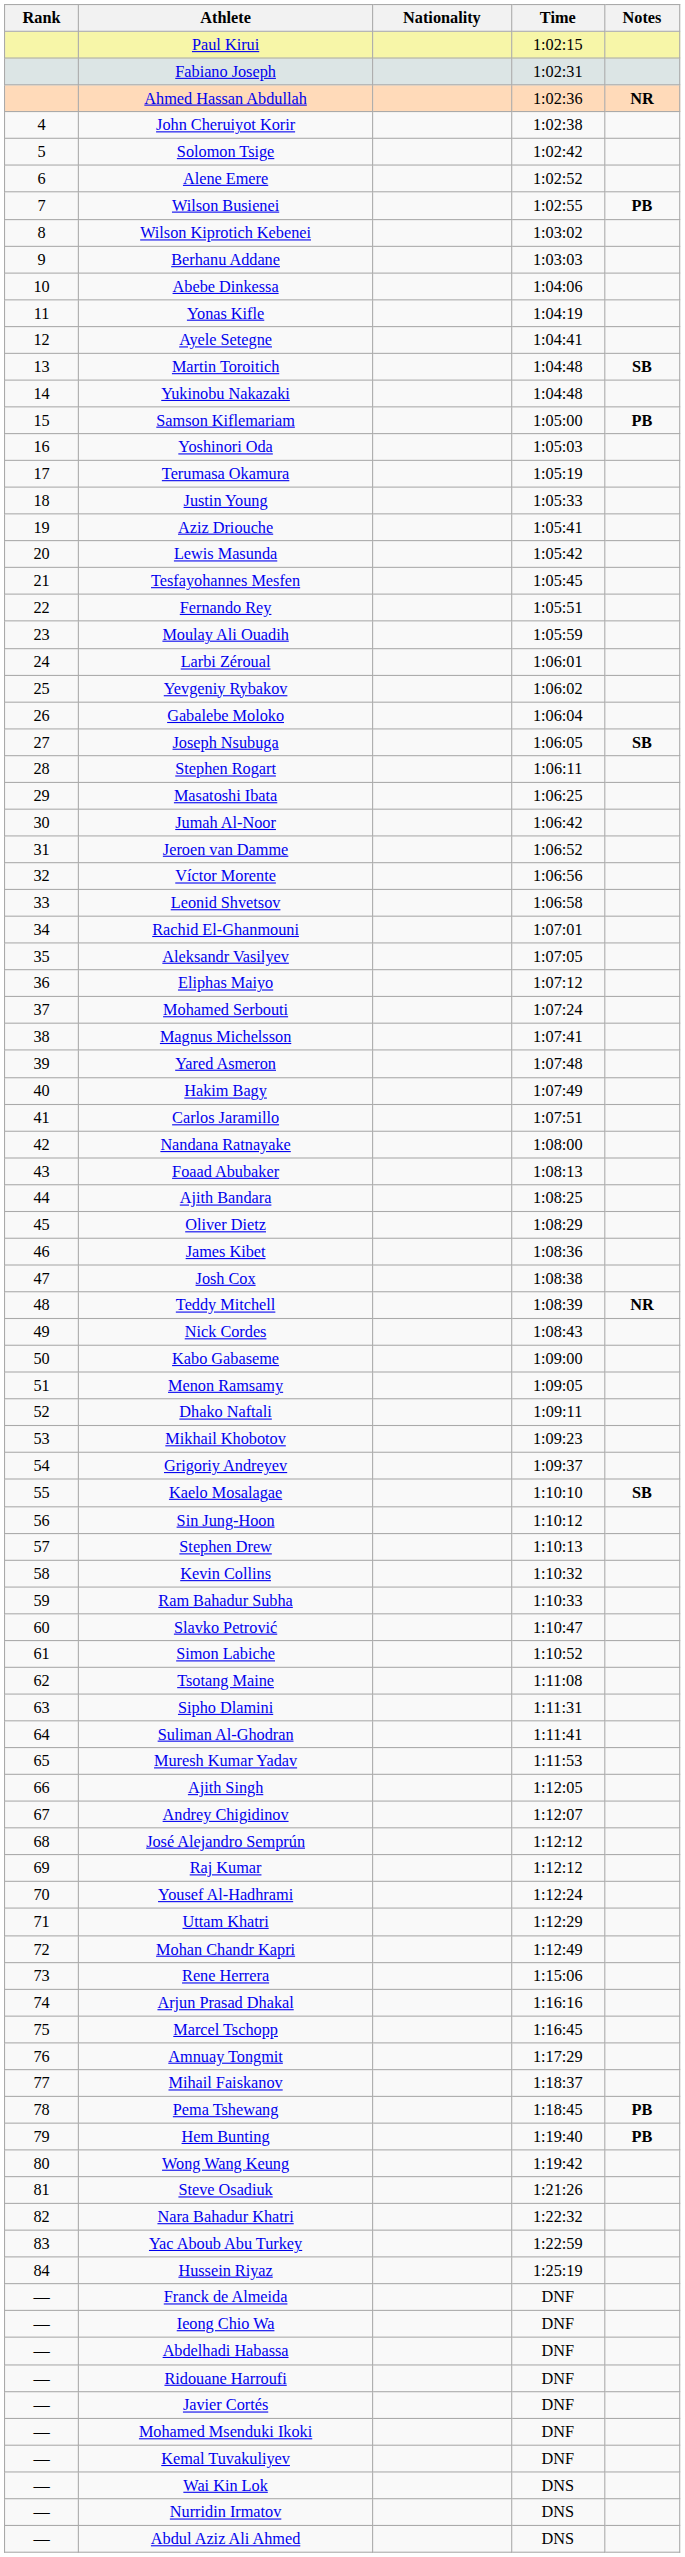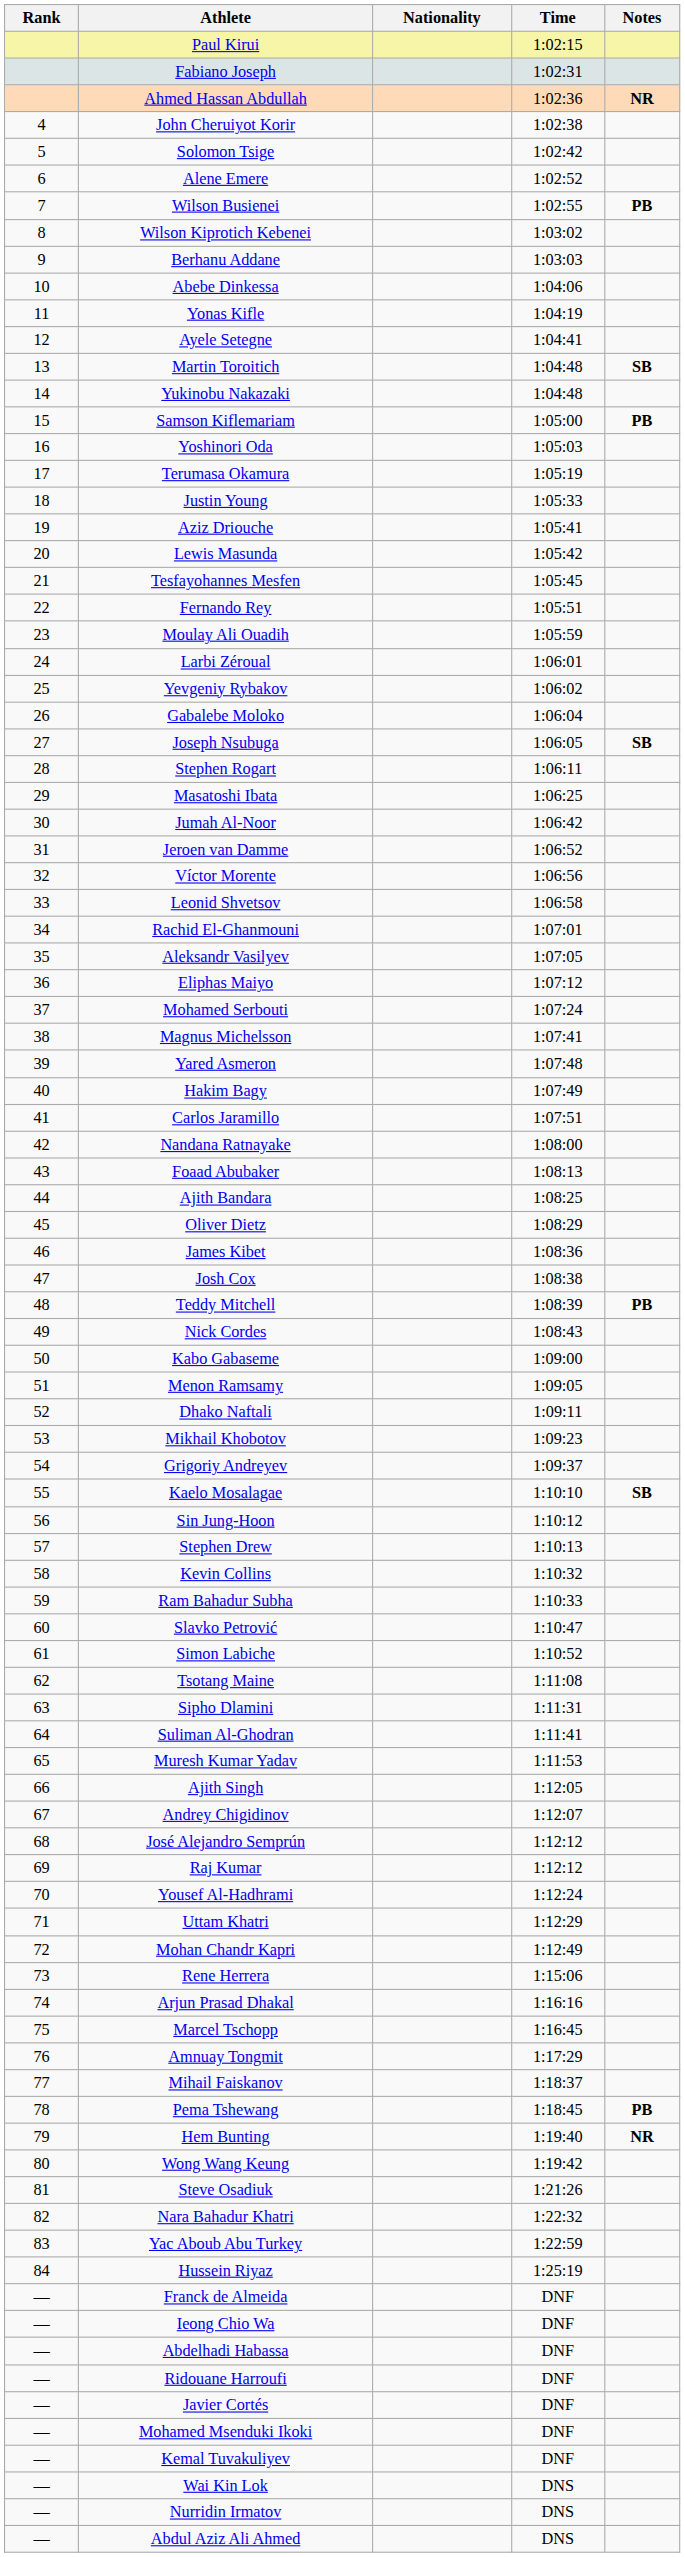(642, 1305) NR -> (642, 1305) PB
(642, 2136) PB -> (642, 2136) NR
